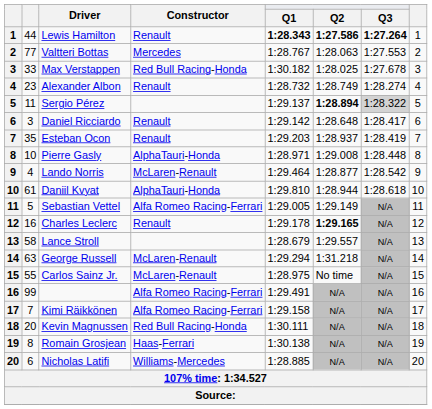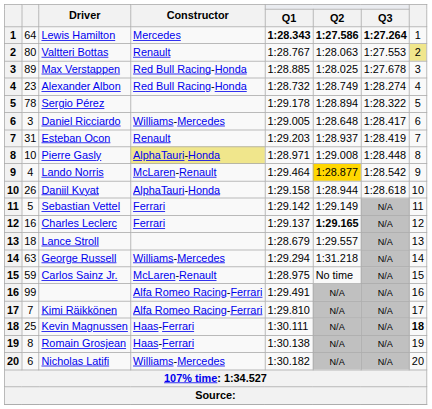(30, 35) 44 -> (30, 35) 64
(152, 35) Renault -> (157, 35) Mercedes
(30, 52) 77 -> (30, 52) 80
(157, 52) Mercedes -> (152, 52) Renault
(418, 52) no background -> (418, 52) khaki background
(30, 69) 33 -> (30, 69) 89
(289, 69) 1:30.182 -> (289, 69) 1:28.885
(152, 86) Renault -> (190, 86) Red Bull Racing-Honda
(30, 103) 11 -> (30, 103) 78
(289, 103) 1:29.137 -> (289, 103) 1:29.178
(337, 103) bold -> (337, 103) normal
(385, 103) lightgrey background -> (385, 103) no background
(152, 121) Renault -> (179, 121) Williams-Mercedes
(289, 121) 1:29.142 -> (289, 121) 1:29.005
(30, 138) 35 -> (30, 138) 31
(177, 155) no background -> (177, 155) khaki background
(337, 172) no background -> (337, 172) gold background
(30, 189) 61 -> (30, 189) 26
(289, 189) 1:29.810 -> (289, 189) 1:29.158
(198, 206) Alfa Romeo Racing-Ferrari -> (149, 206) Ferrari
(289, 206) 1:29.005 -> (289, 206) 1:29.142
(152, 224) Renault -> (149, 224) Ferrari
(289, 224) 1:29.178 -> (289, 224) 1:29.137
(30, 241) 58 -> (30, 241) 18
(175, 258) McLaren-Renault -> (179, 258) Williams-Mercedes
(30, 275) 55 -> (30, 275) 59
(289, 309) 1:29.158 -> (289, 309) 1:29.810
(30, 326) 20 -> (30, 326) 25
(190, 326) Red Bull Racing-Honda -> (164, 326) Haas-Ferrari
(418, 326) normal -> (418, 326) bold
(289, 361) 1:28.885 -> (289, 361) 1:30.182
